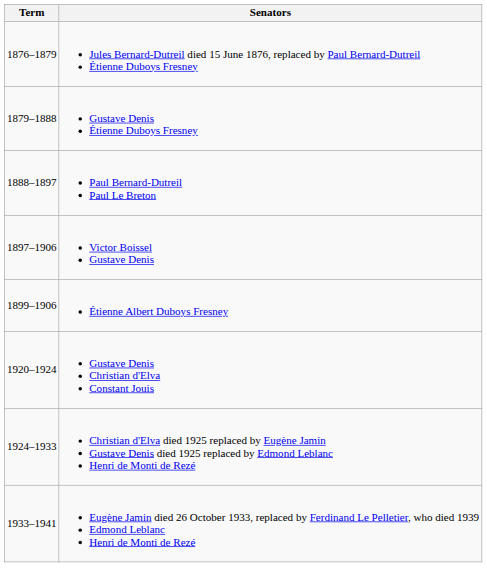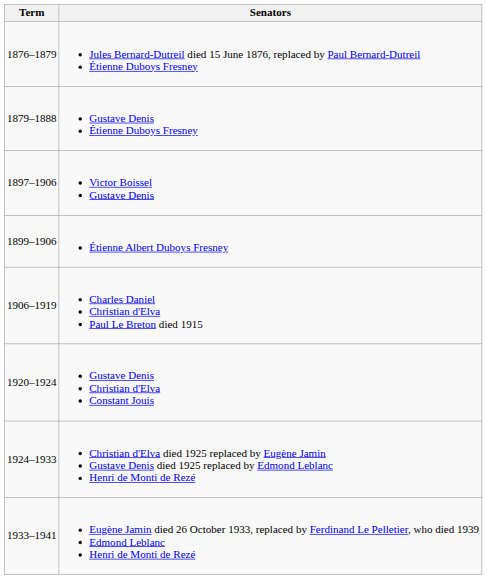- row: (270, 189)
+ row: (270, 312)
